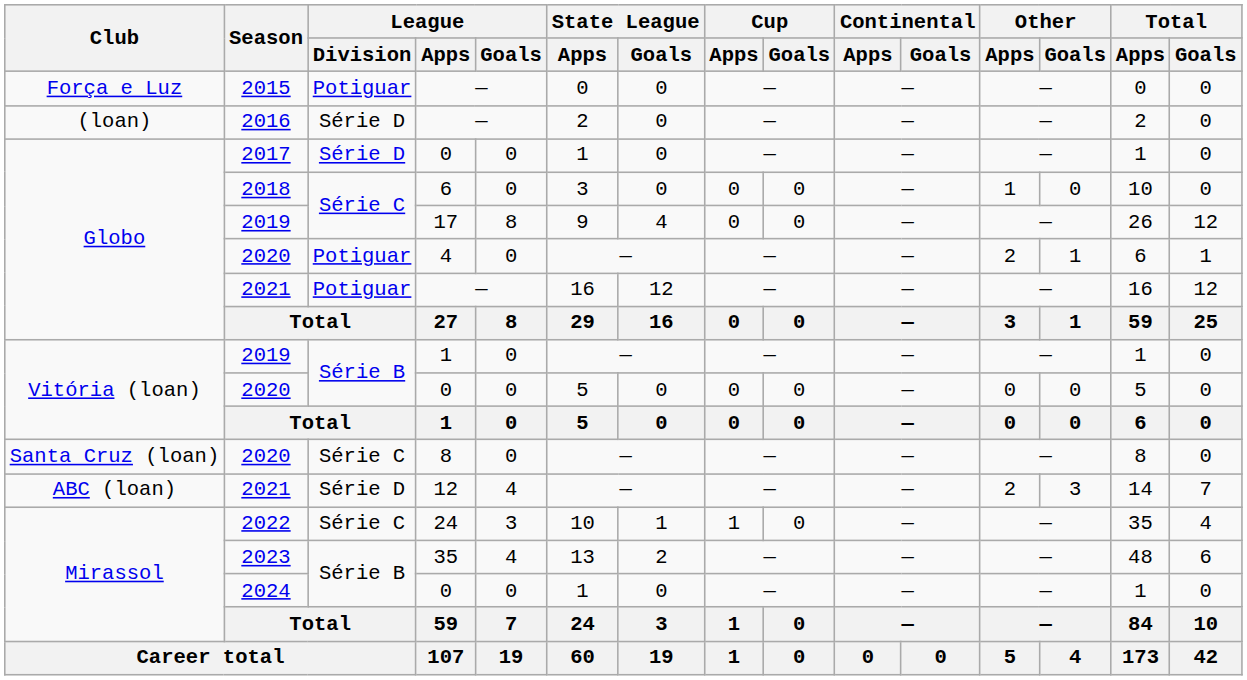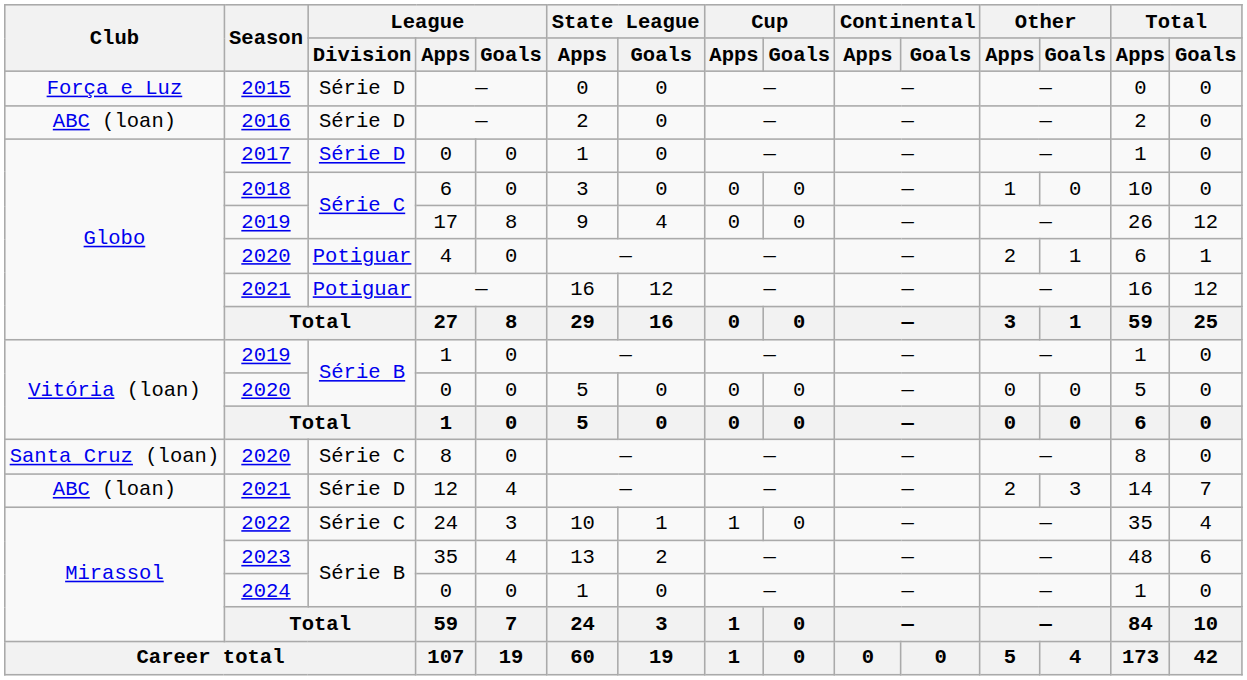(362, 88) Potiguar -> (362, 88) Série D
(114, 122) (loan) -> (114, 122) ABC (loan)
